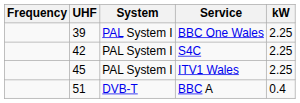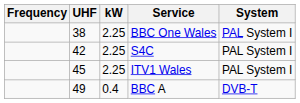columns swapped: (281, 13) <-> (137, 13)
(79, 32) 39 -> (79, 32) 38
(79, 88) 51 -> (79, 88) 49
